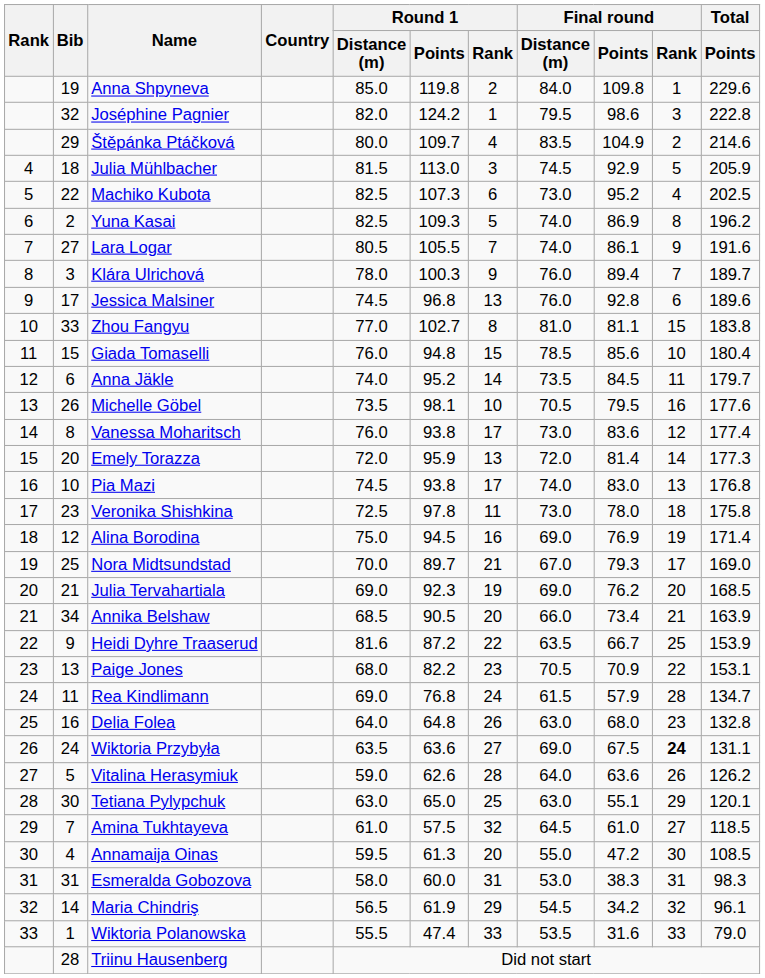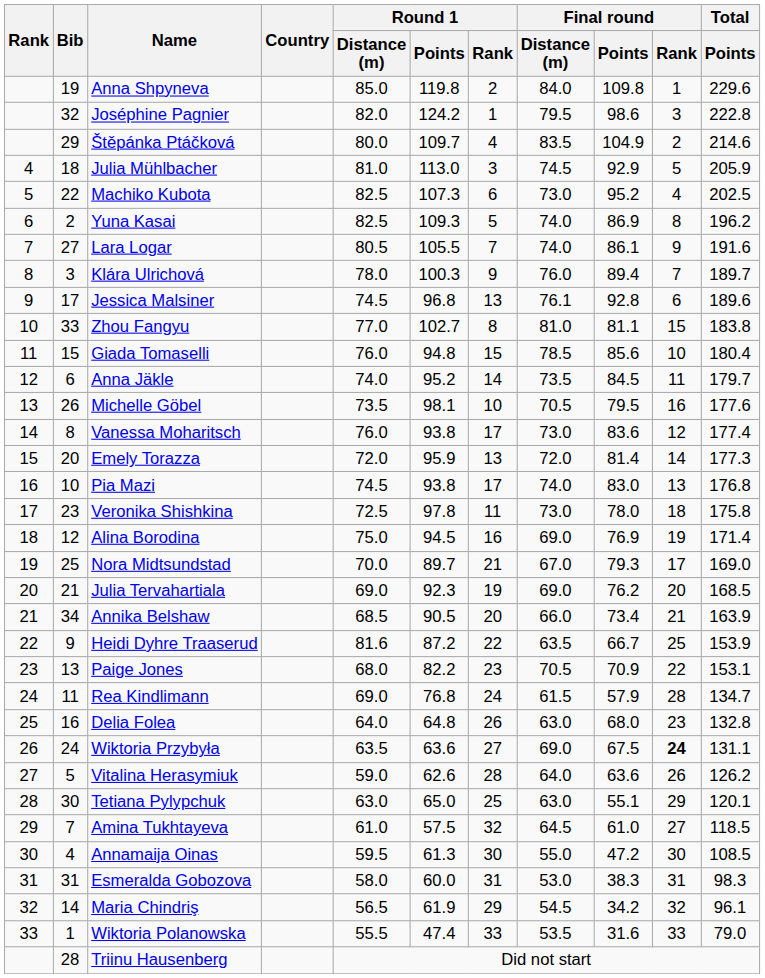(371, 168) 81.5 -> (371, 168) 81.0
(555, 300) 76.0 -> (555, 300) 76.1
(493, 854) 20 -> (493, 854) 30
